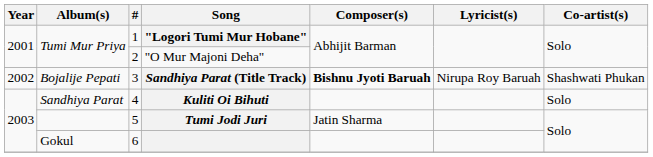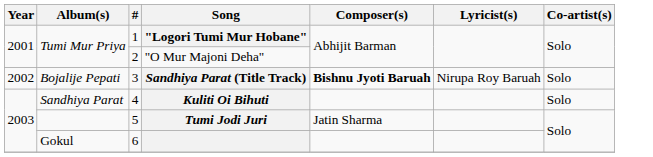(596, 78) Shashwati Phukan -> (559, 78) Solo
